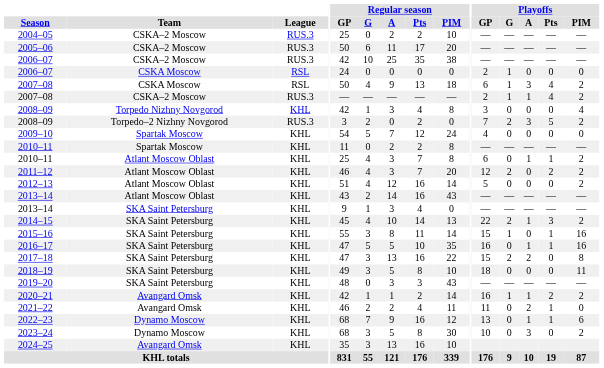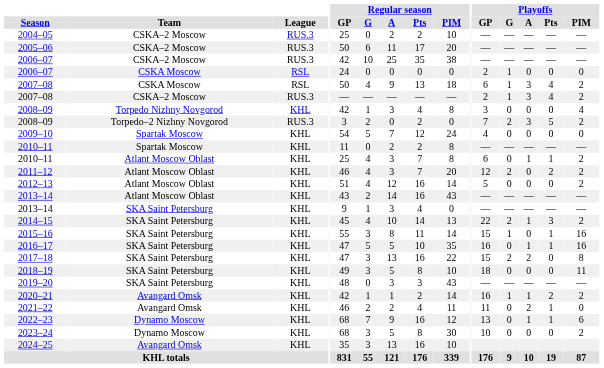(529, 97) 1 -> (529, 97) 3
(529, 332) 3 -> (529, 332) 0
